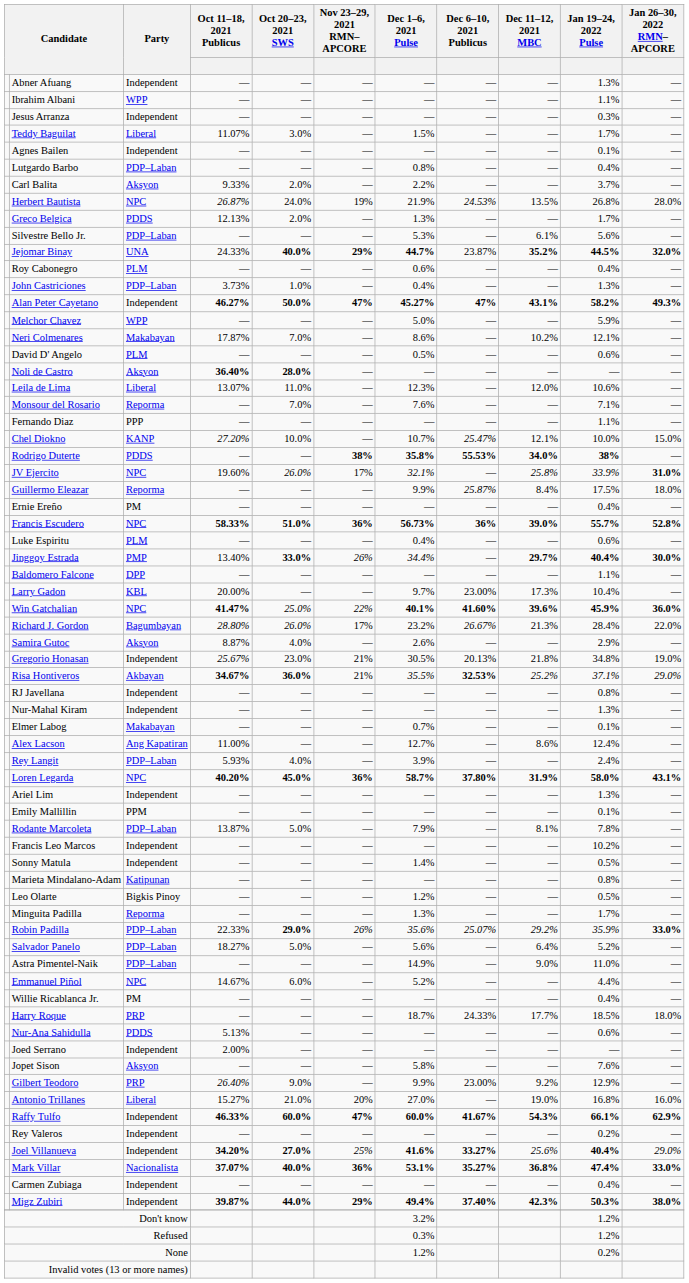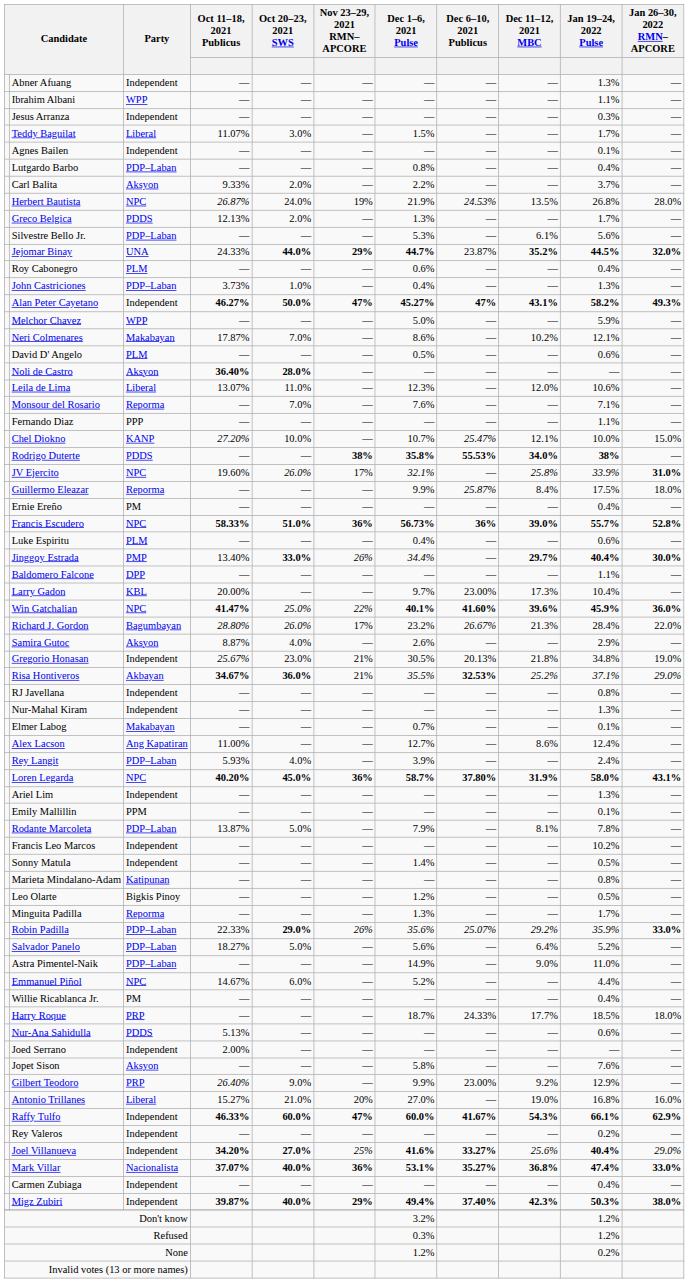(297, 252) 40.0% -> (297, 252) 44.0%
(297, 1201) 44.0% -> (297, 1201) 40.0%
